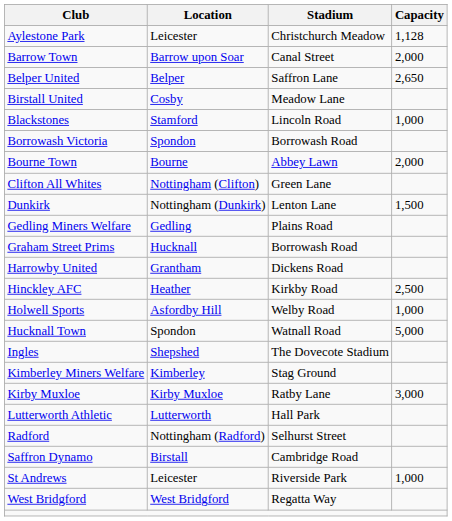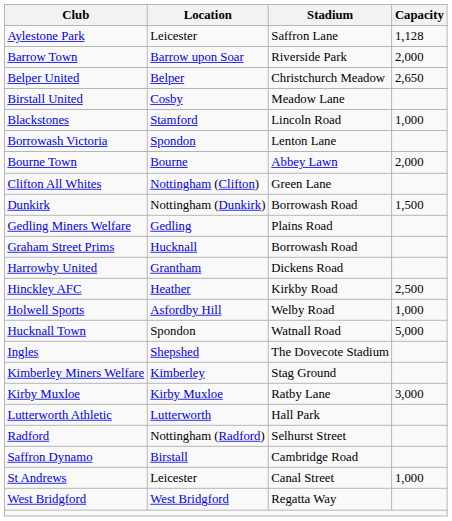(328, 36) Christchurch Meadow -> (305, 36) Saffron Lane
(303, 57) Canal Street -> (309, 57) Riverside Park
(305, 78) Saffron Lane -> (328, 78) Christchurch Meadow
(314, 141) Borrowash Road -> (304, 141) Lenton Lane
(304, 204) Lenton Lane -> (314, 204) Borrowash Road
(309, 478) Riverside Park -> (303, 478) Canal Street
